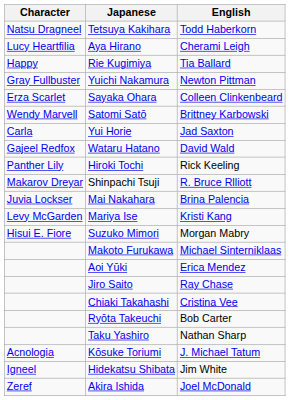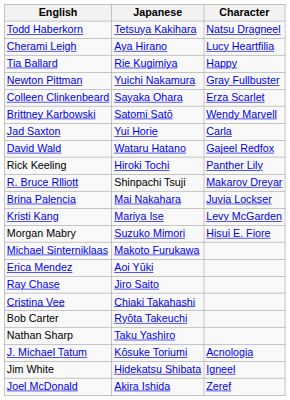columns swapped: (45, 13) <-> (231, 13)
